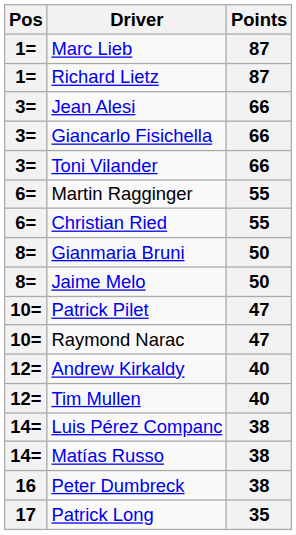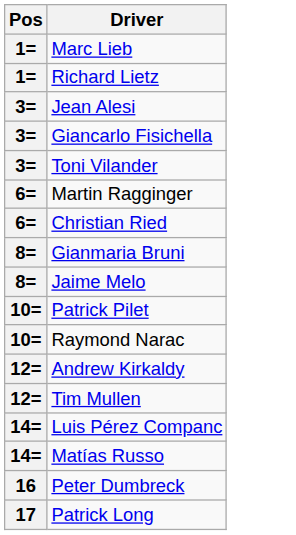- column: (259, 20)
